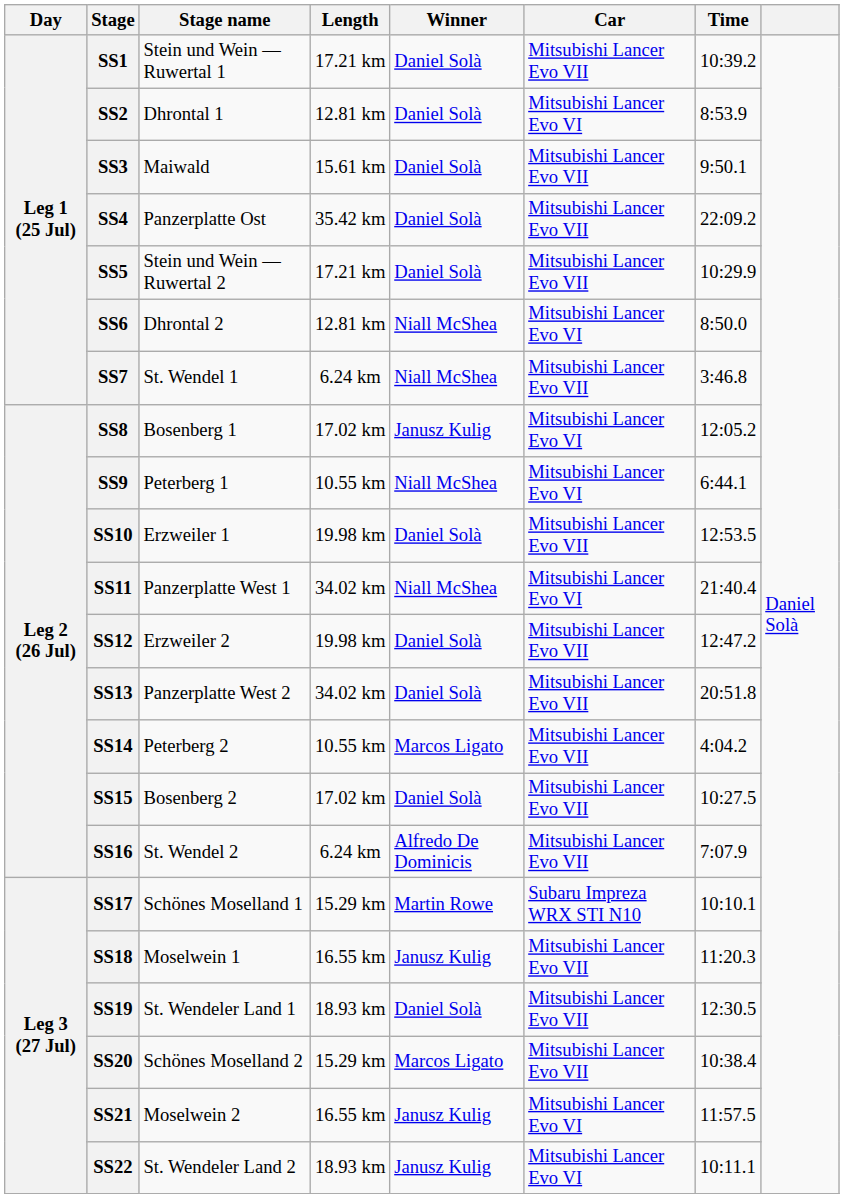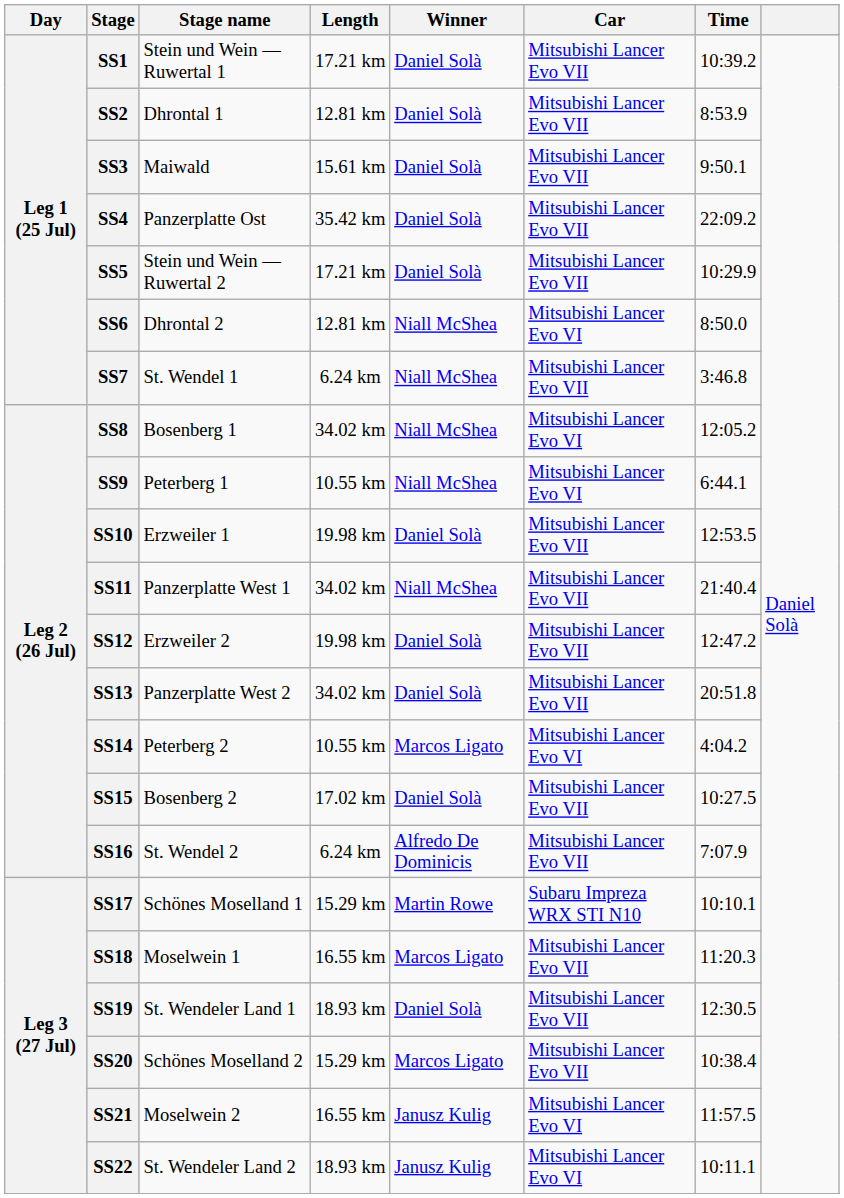(596, 113) Mitsubishi Lancer Evo VI -> (596, 113) Mitsubishi Lancer Evo VII
(350, 429) 17.02 km -> (350, 429) 34.02 km
(443, 429) Janusz Kulig -> (446, 429) Niall McShea
(596, 587) Mitsubishi Lancer Evo VI -> (596, 587) Mitsubishi Lancer Evo VII
(596, 745) Mitsubishi Lancer Evo VII -> (596, 745) Mitsubishi Lancer Evo VI
(443, 956) Janusz Kulig -> (449, 956) Marcos Ligato
